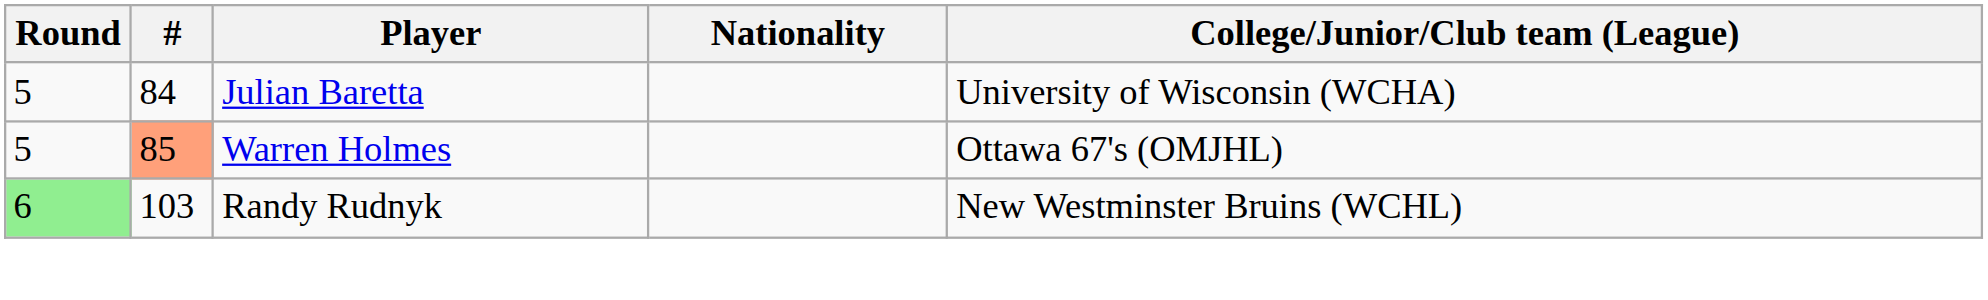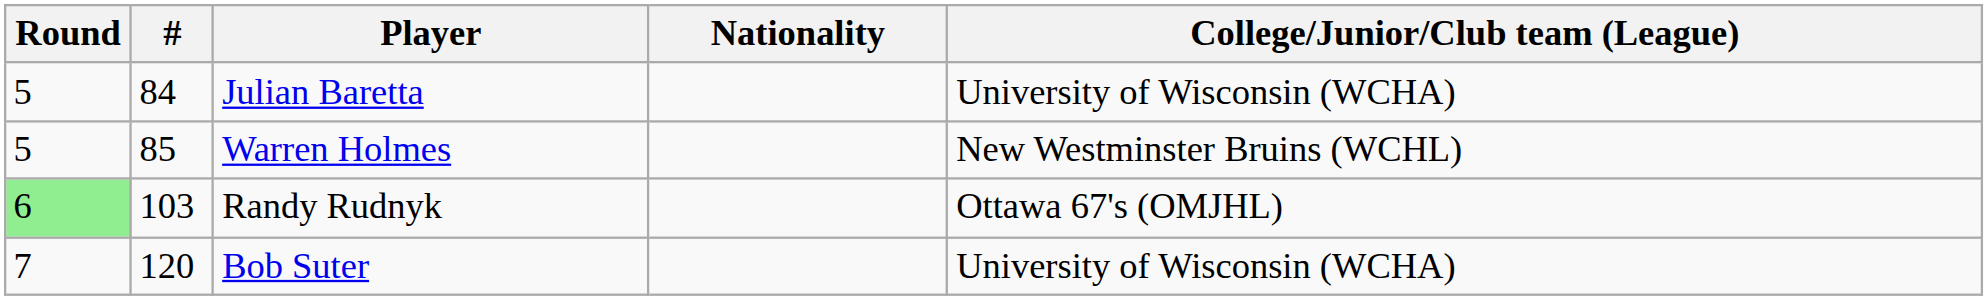(158, 149) lightsalmon background -> (158, 149) no background
(1120, 149) Ottawa 67's (OMJHL) -> (1209, 149) New Westminster Bruins (WCHL)
(1209, 206) New Westminster Bruins (WCHL) -> (1120, 206) Ottawa 67's (OMJHL)
+ row: (296, 264)
